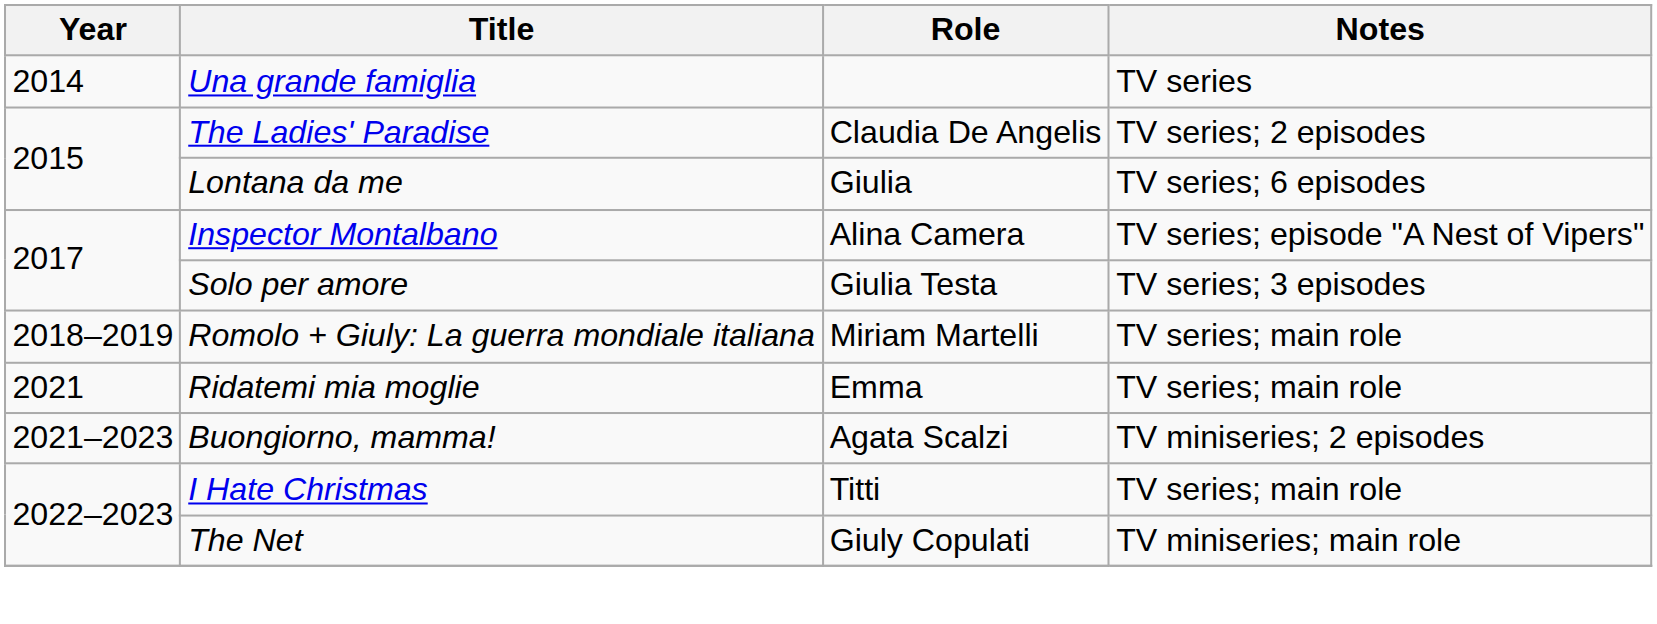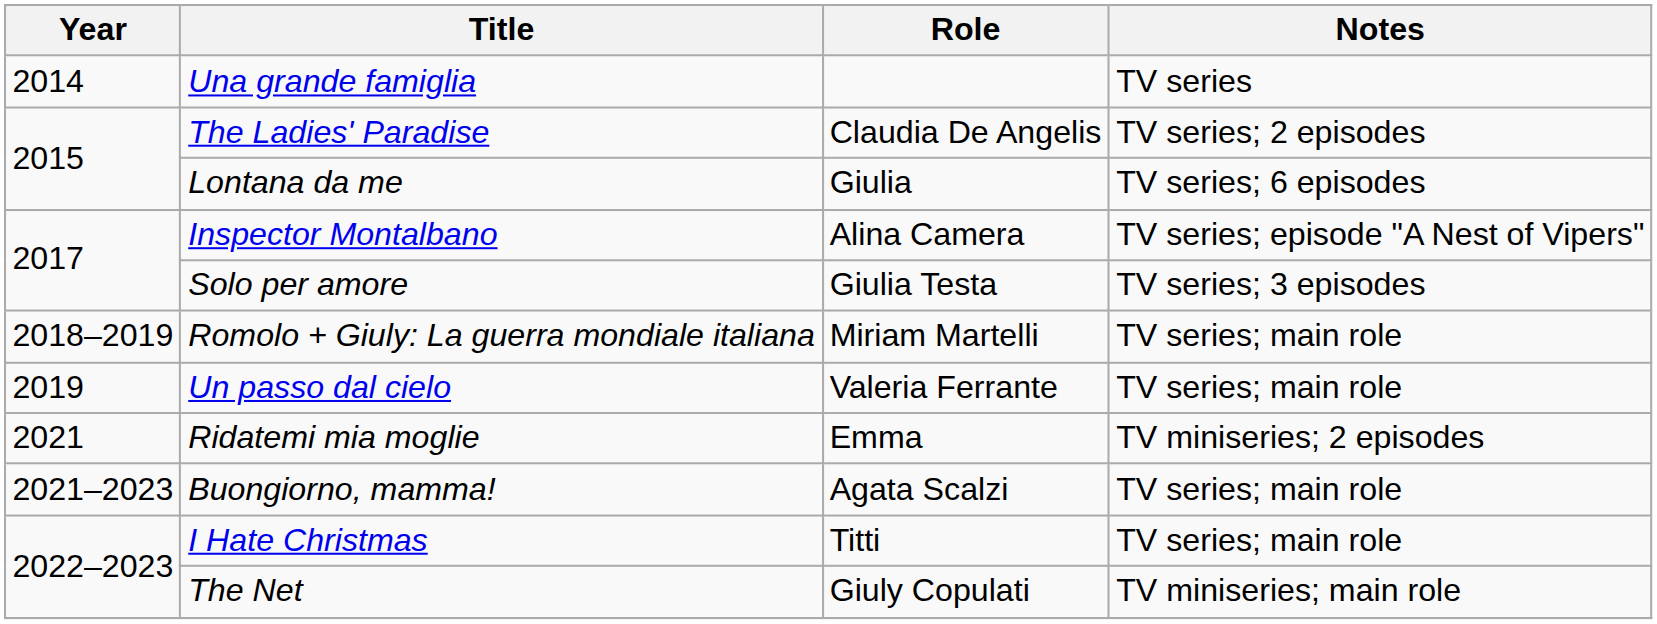+ row: (320, 387)
(1259, 387) TV series; main role -> (1300, 438) TV miniseries; 2 episodes
(1300, 438) TV miniseries; 2 episodes -> (1259, 489) TV series; main role
